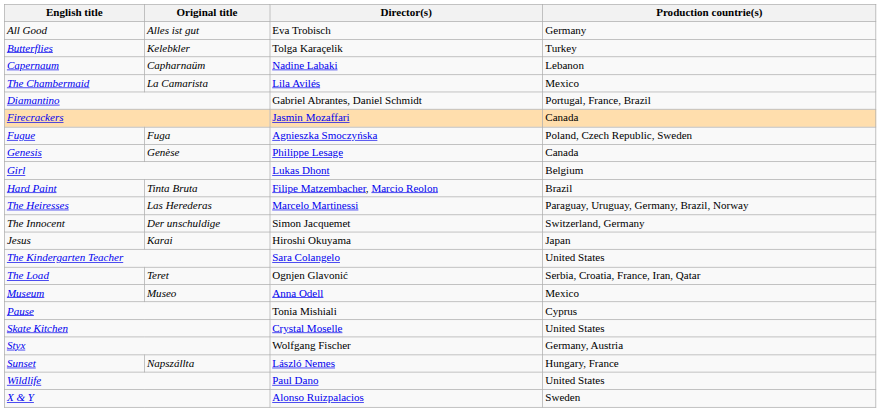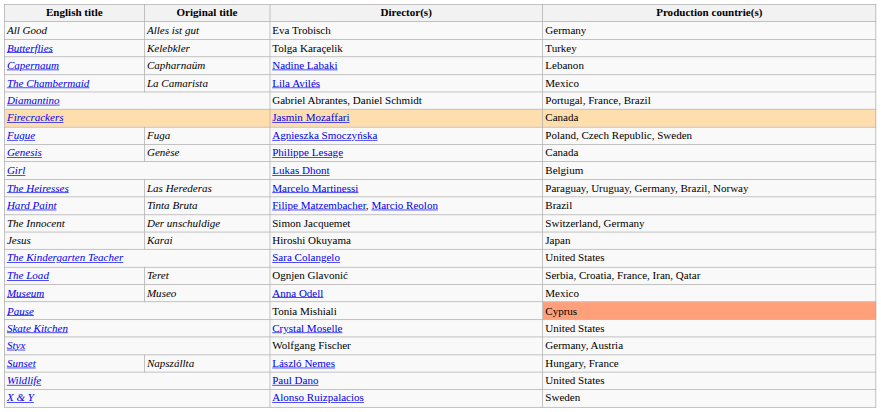rows swapped: (32, 188) <-> (38, 205)
(561, 310) no background -> (561, 310) lightsalmon background
